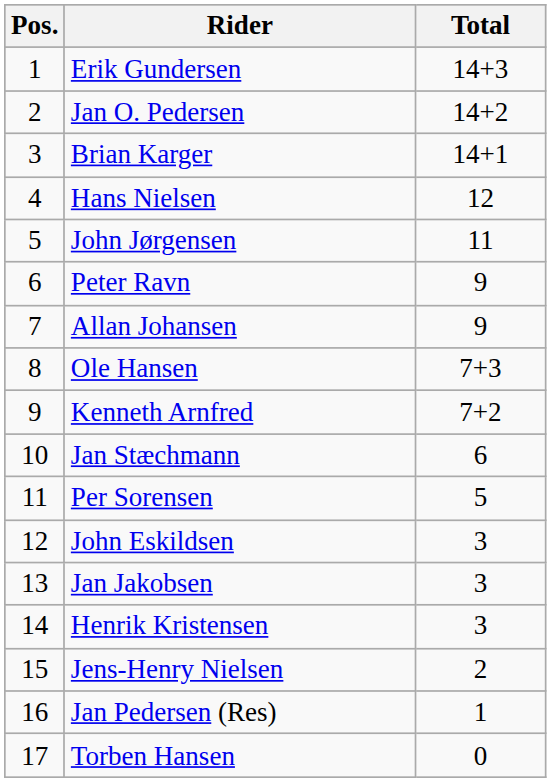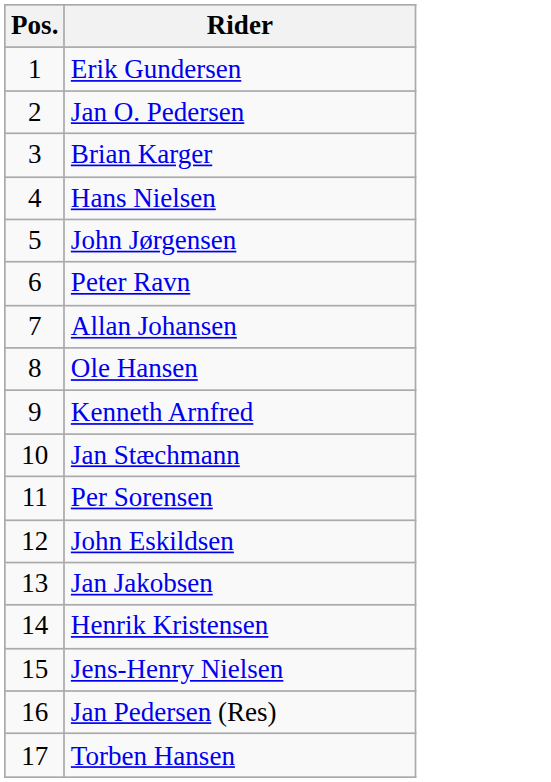- column: (480, 25)
